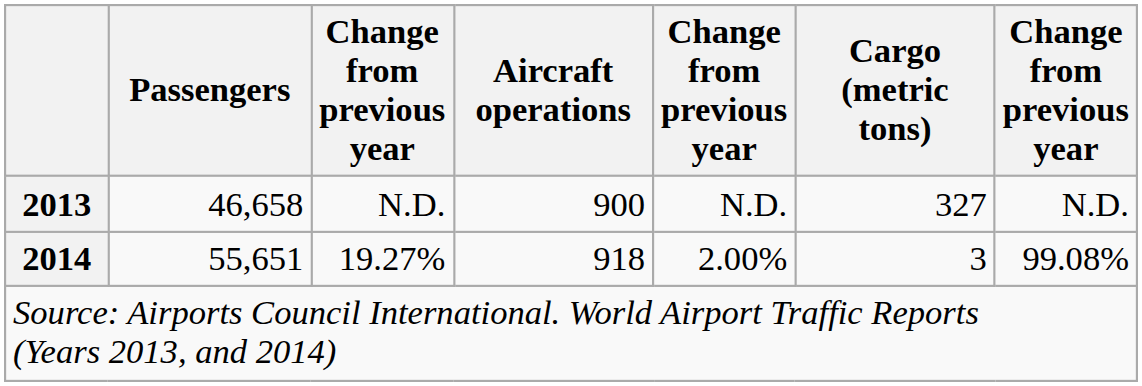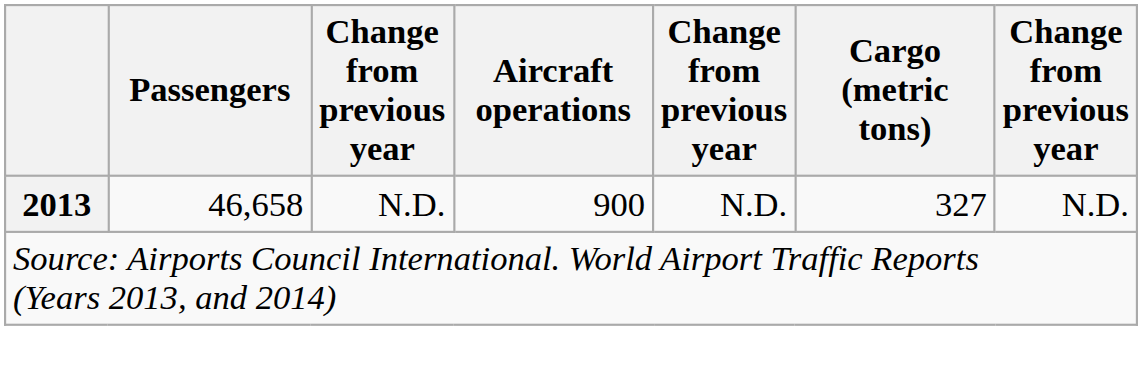- row: (392, 258)
